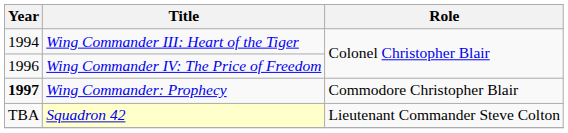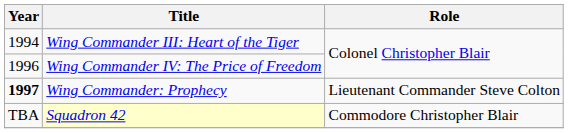(423, 90) Commodore Christopher Blair -> (444, 90) Lieutenant Commander Steve Colton
(444, 115) Lieutenant Commander Steve Colton -> (423, 115) Commodore Christopher Blair
